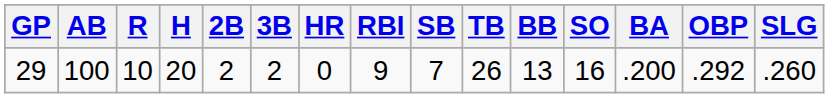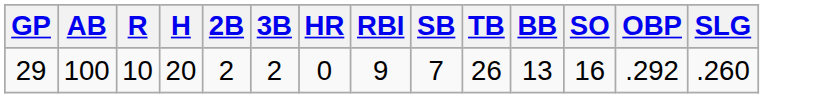- column: (649, 26)
